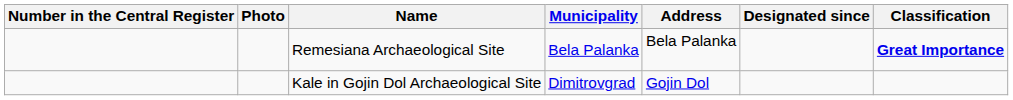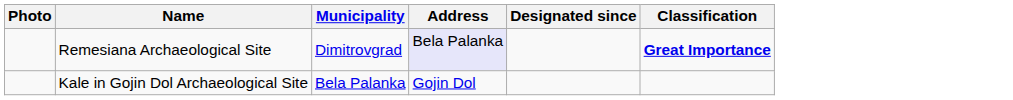- column: (121, 16)
(594, 49) Bela Palanka -> (359, 49) Dimitrovgrad
(691, 41) no background -> (458, 41) lavender background
(592, 82) Dimitrovgrad -> (360, 82) Bela Palanka
